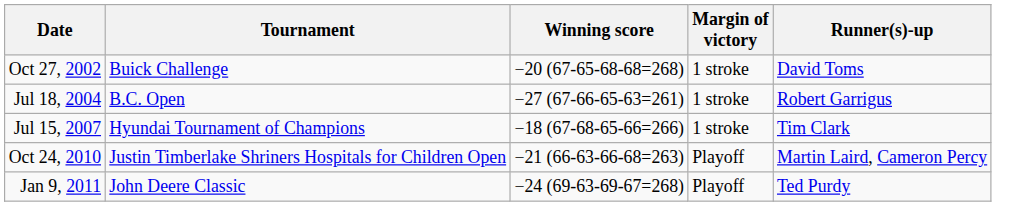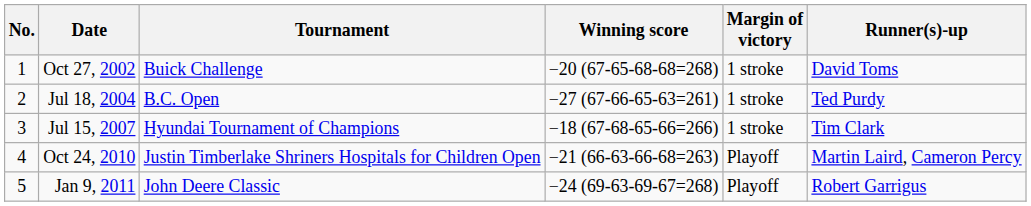+ column: (22, 29)
(834, 99) Robert Garrigus -> (848, 99) Ted Purdy
(814, 187) Ted Purdy -> (869, 187) Robert Garrigus
